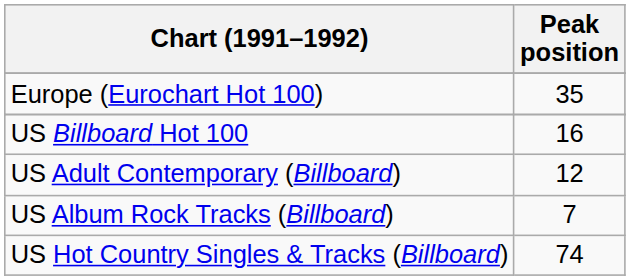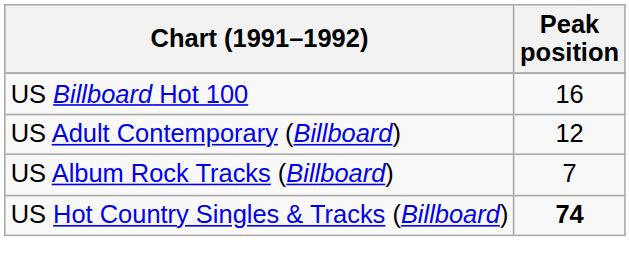- row: (167, 93)
(570, 255) normal -> (570, 214) bold
